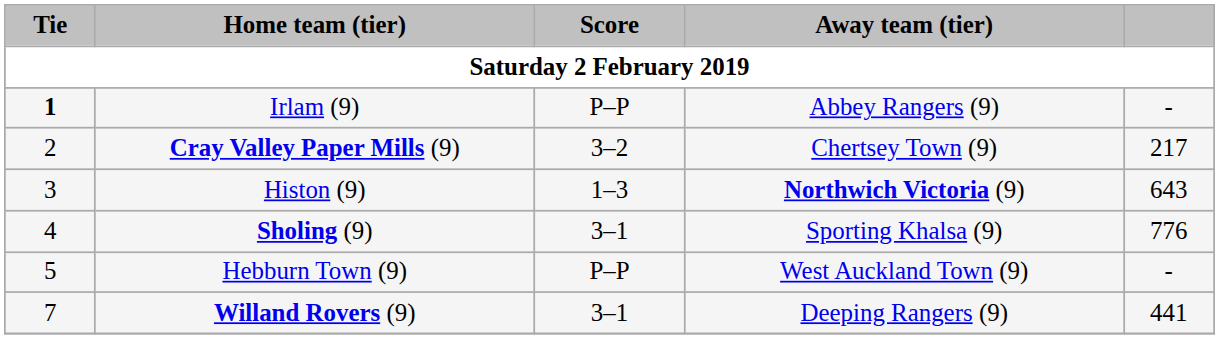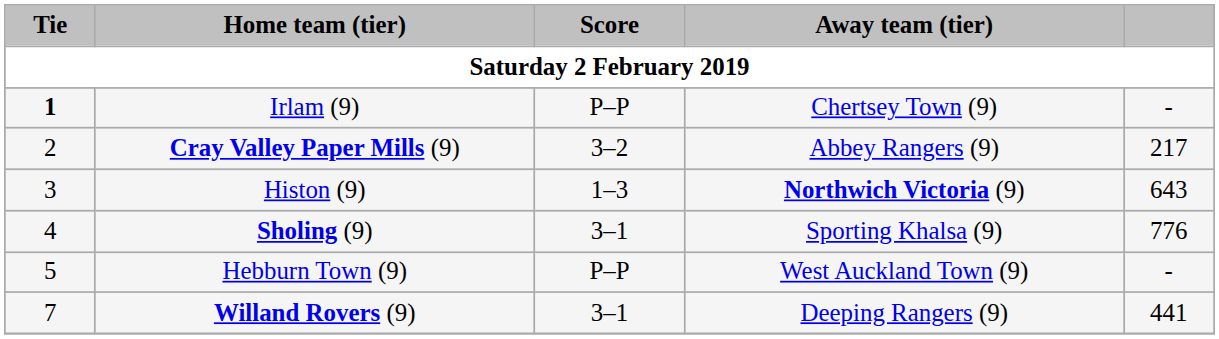(904, 107) Abbey Rangers (9) -> (904, 107) Chertsey Town (9)
(904, 148) Chertsey Town (9) -> (904, 148) Abbey Rangers (9)
